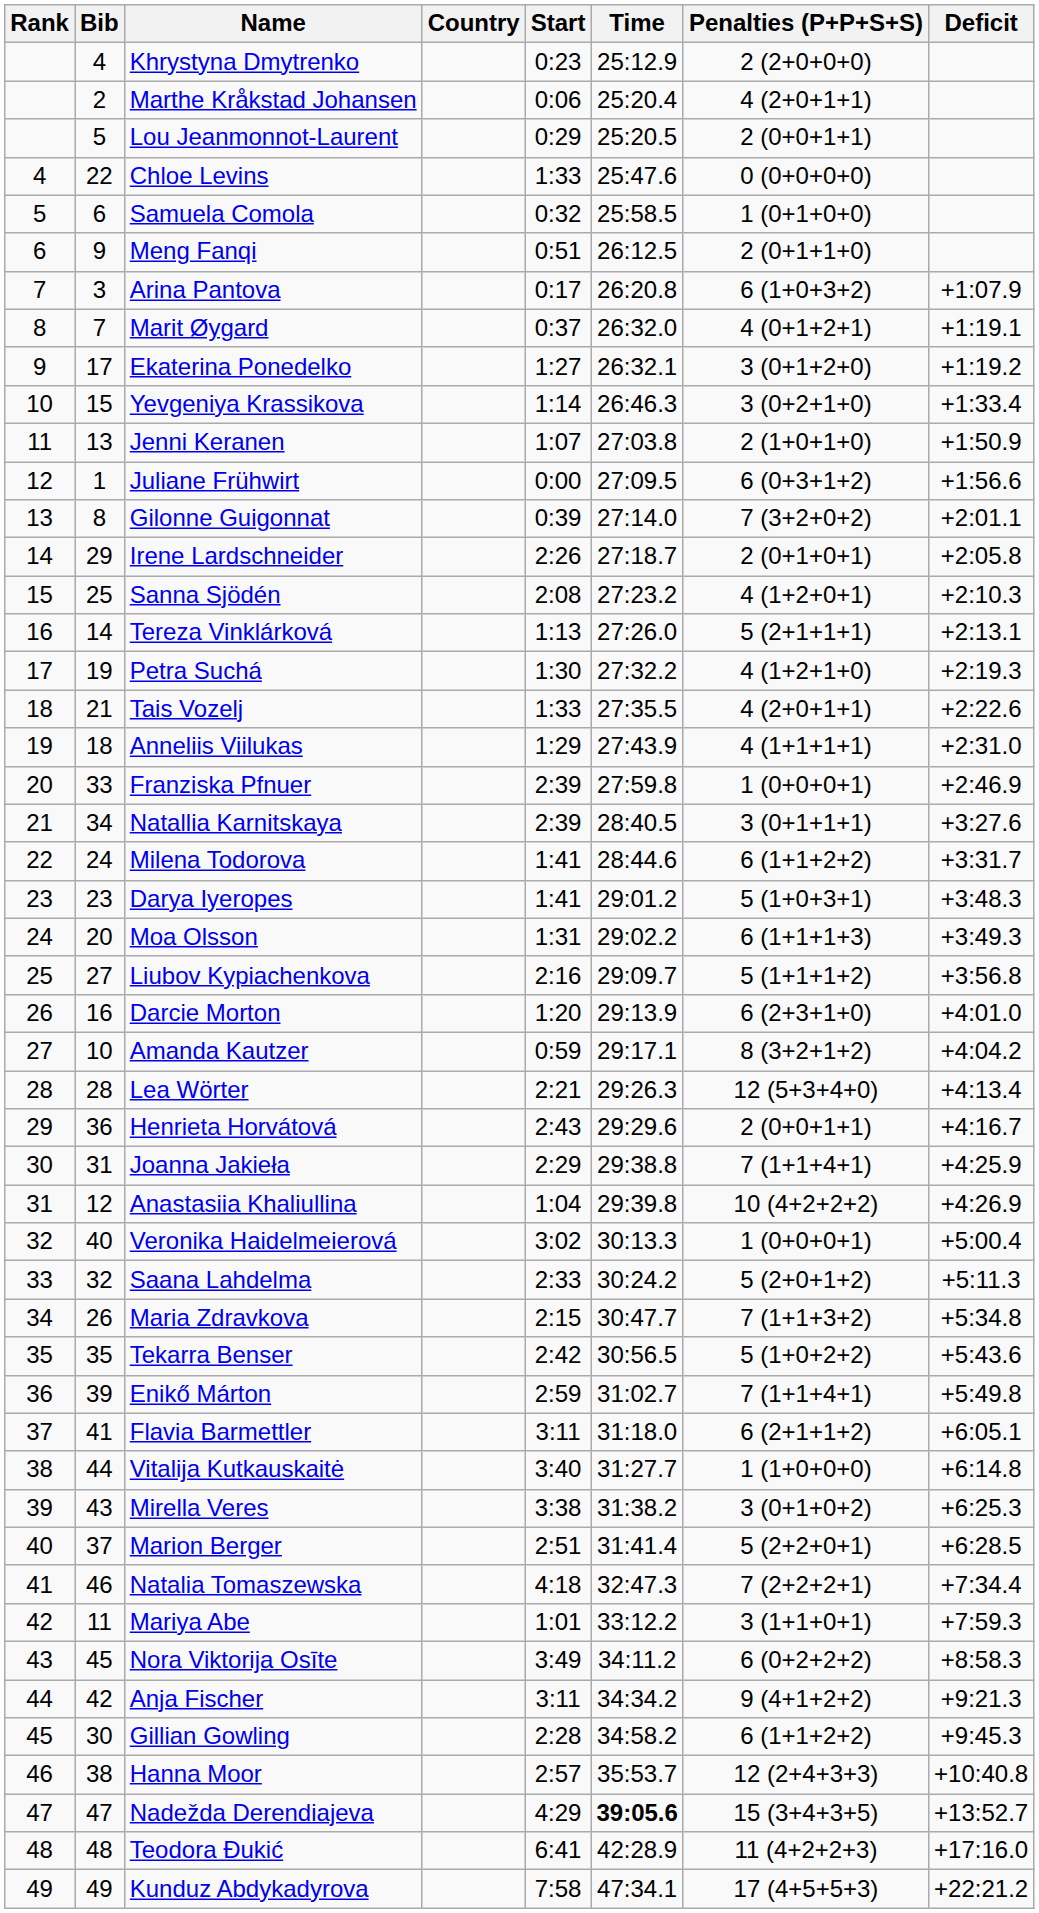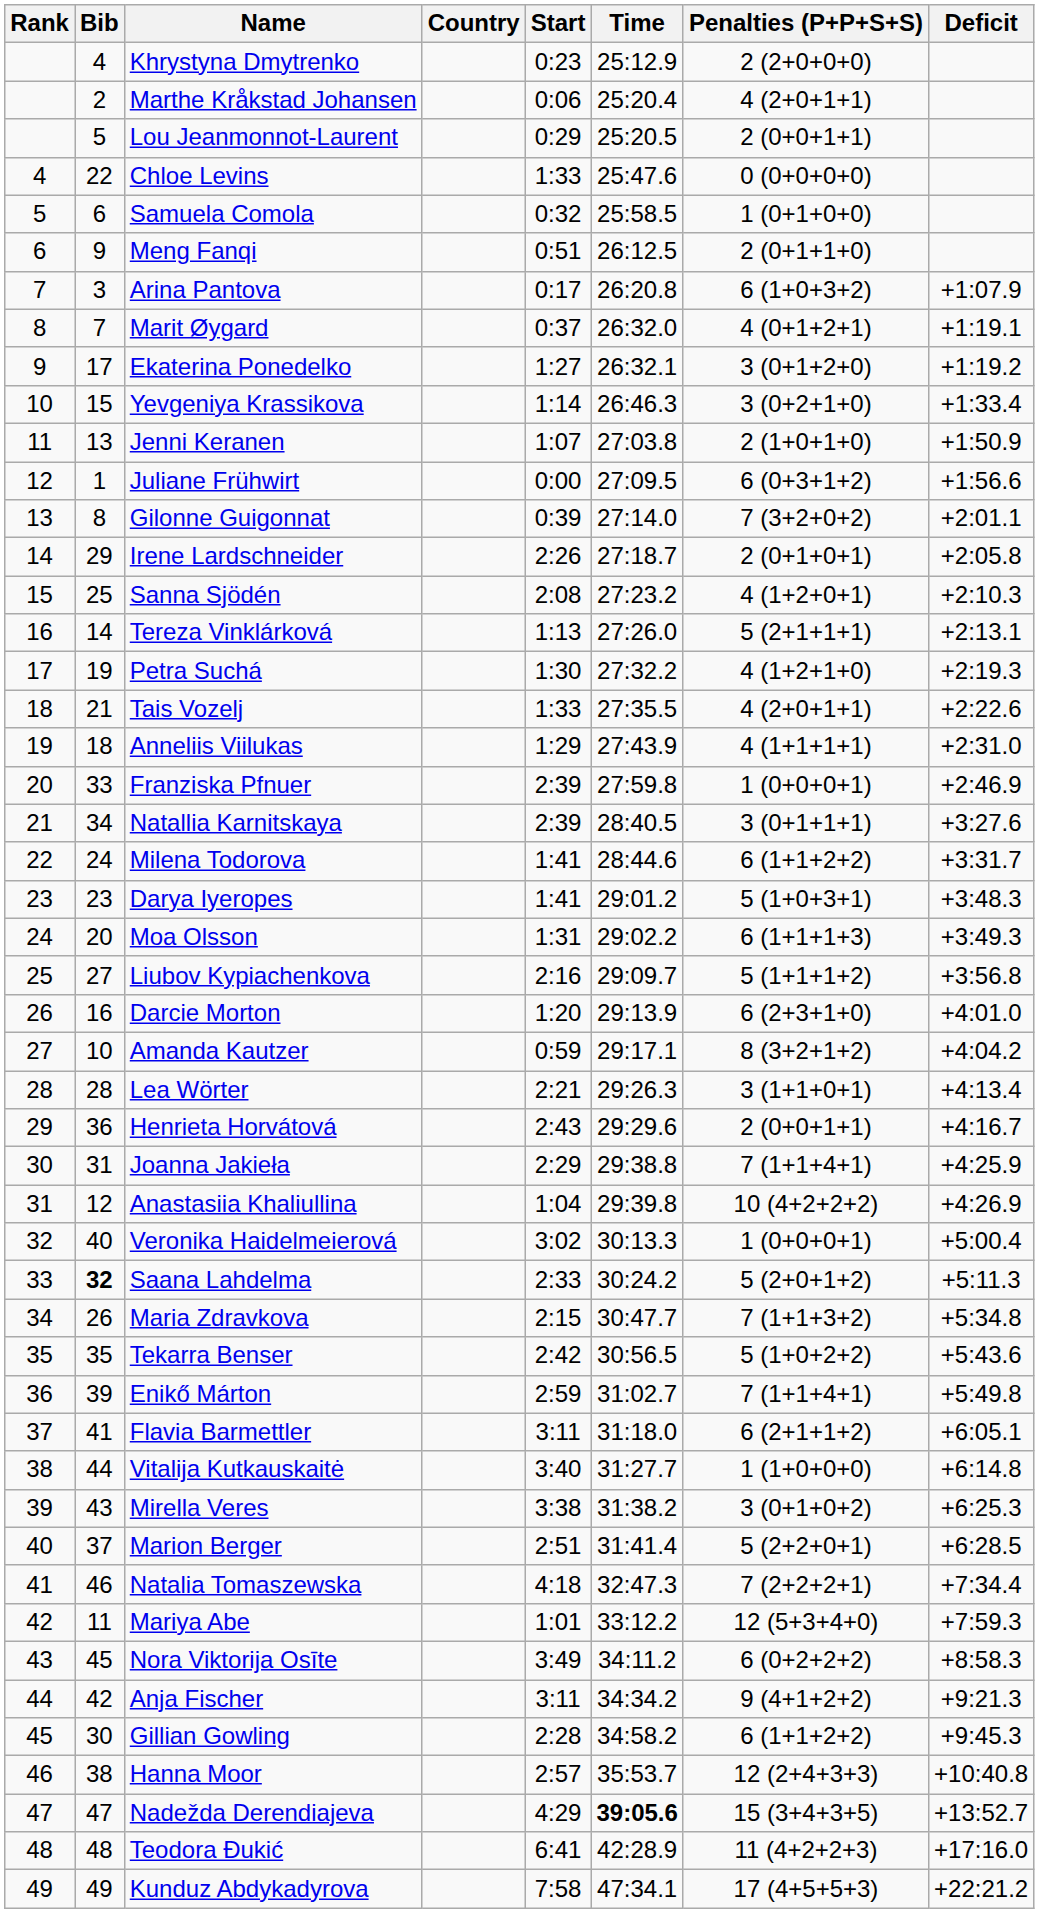(806, 1089) 12 (5+3+4+0) -> (806, 1089) 3 (1+1+0+1)
(99, 1279) normal -> (99, 1279) bold
(806, 1622) 3 (1+1+0+1) -> (806, 1622) 12 (5+3+4+0)
